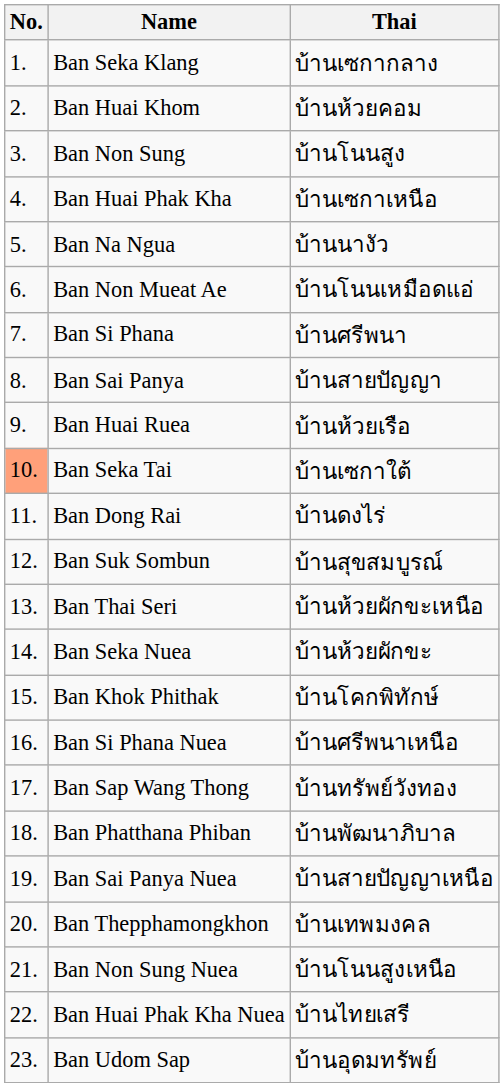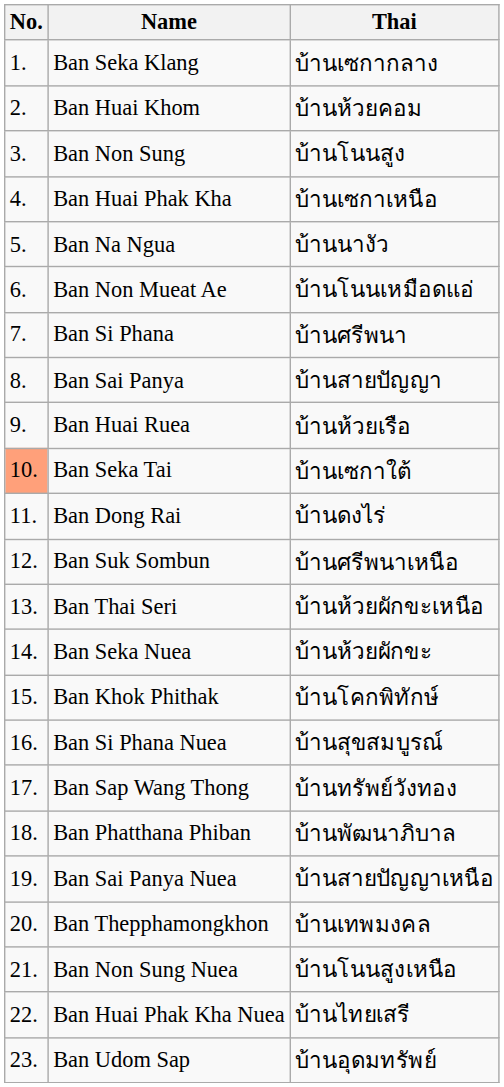(369, 561) บ้านสุขสมบูรณ์ -> (377, 561) บ้านศรีพนาเหนือ
(377, 743) บ้านศรีพนาเหนือ -> (369, 743) บ้านสุขสมบูรณ์
